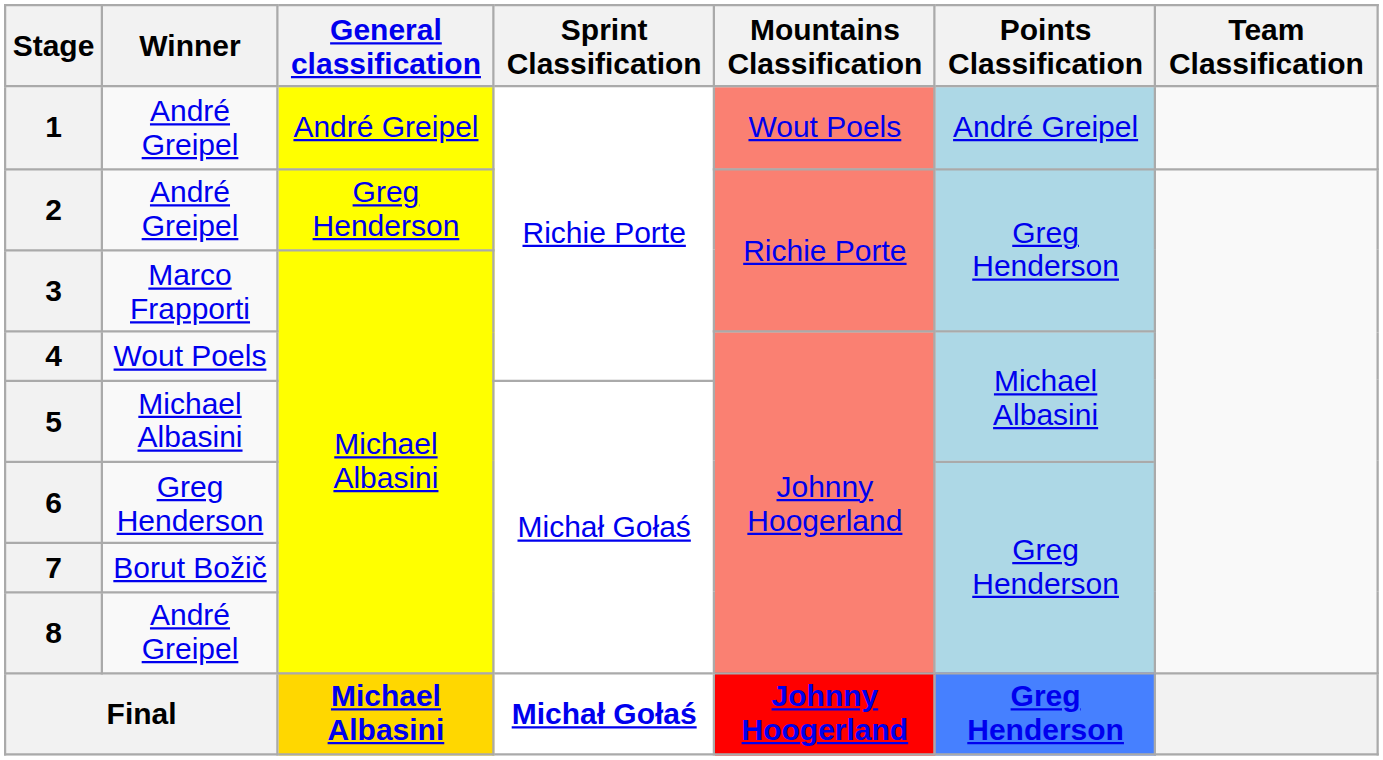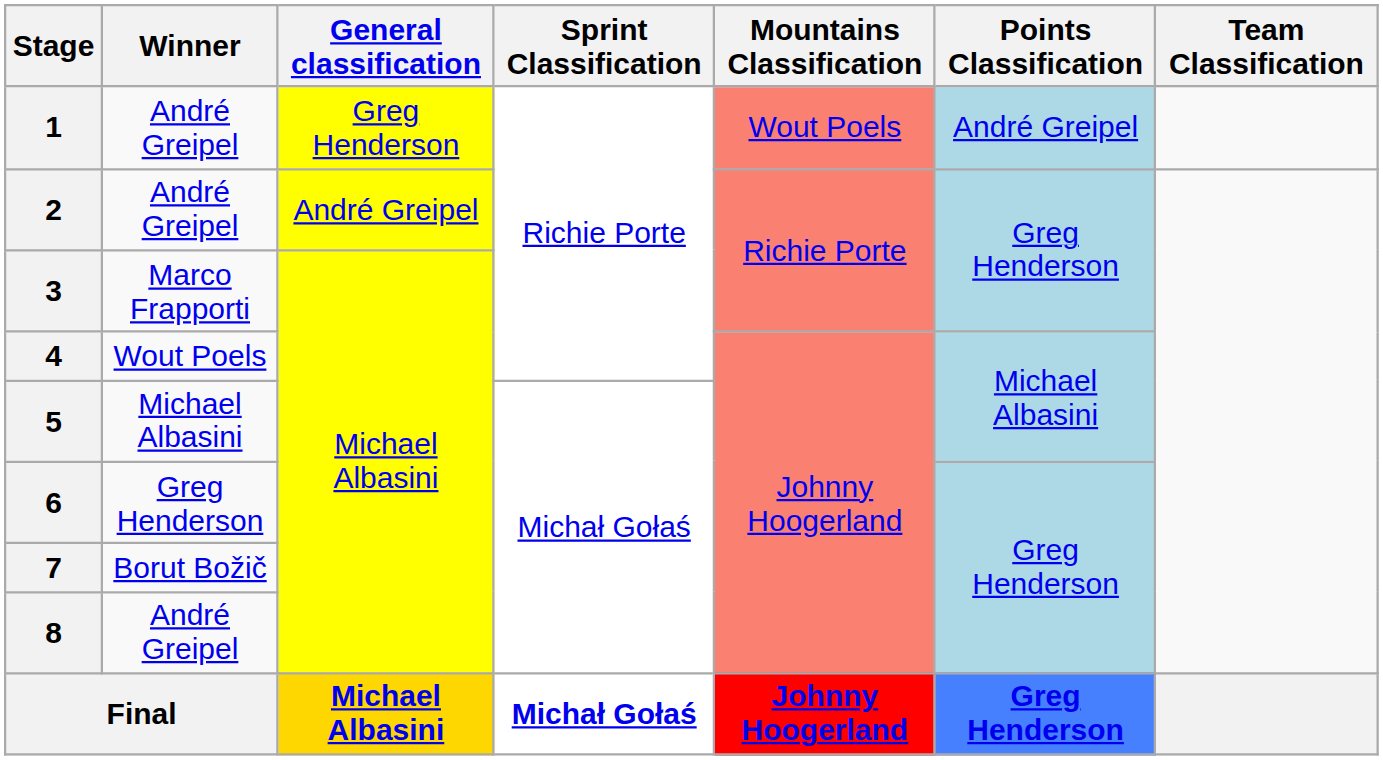(386, 128) André Greipel -> (386, 128) Greg Henderson
(386, 210) Greg Henderson -> (386, 210) André Greipel
